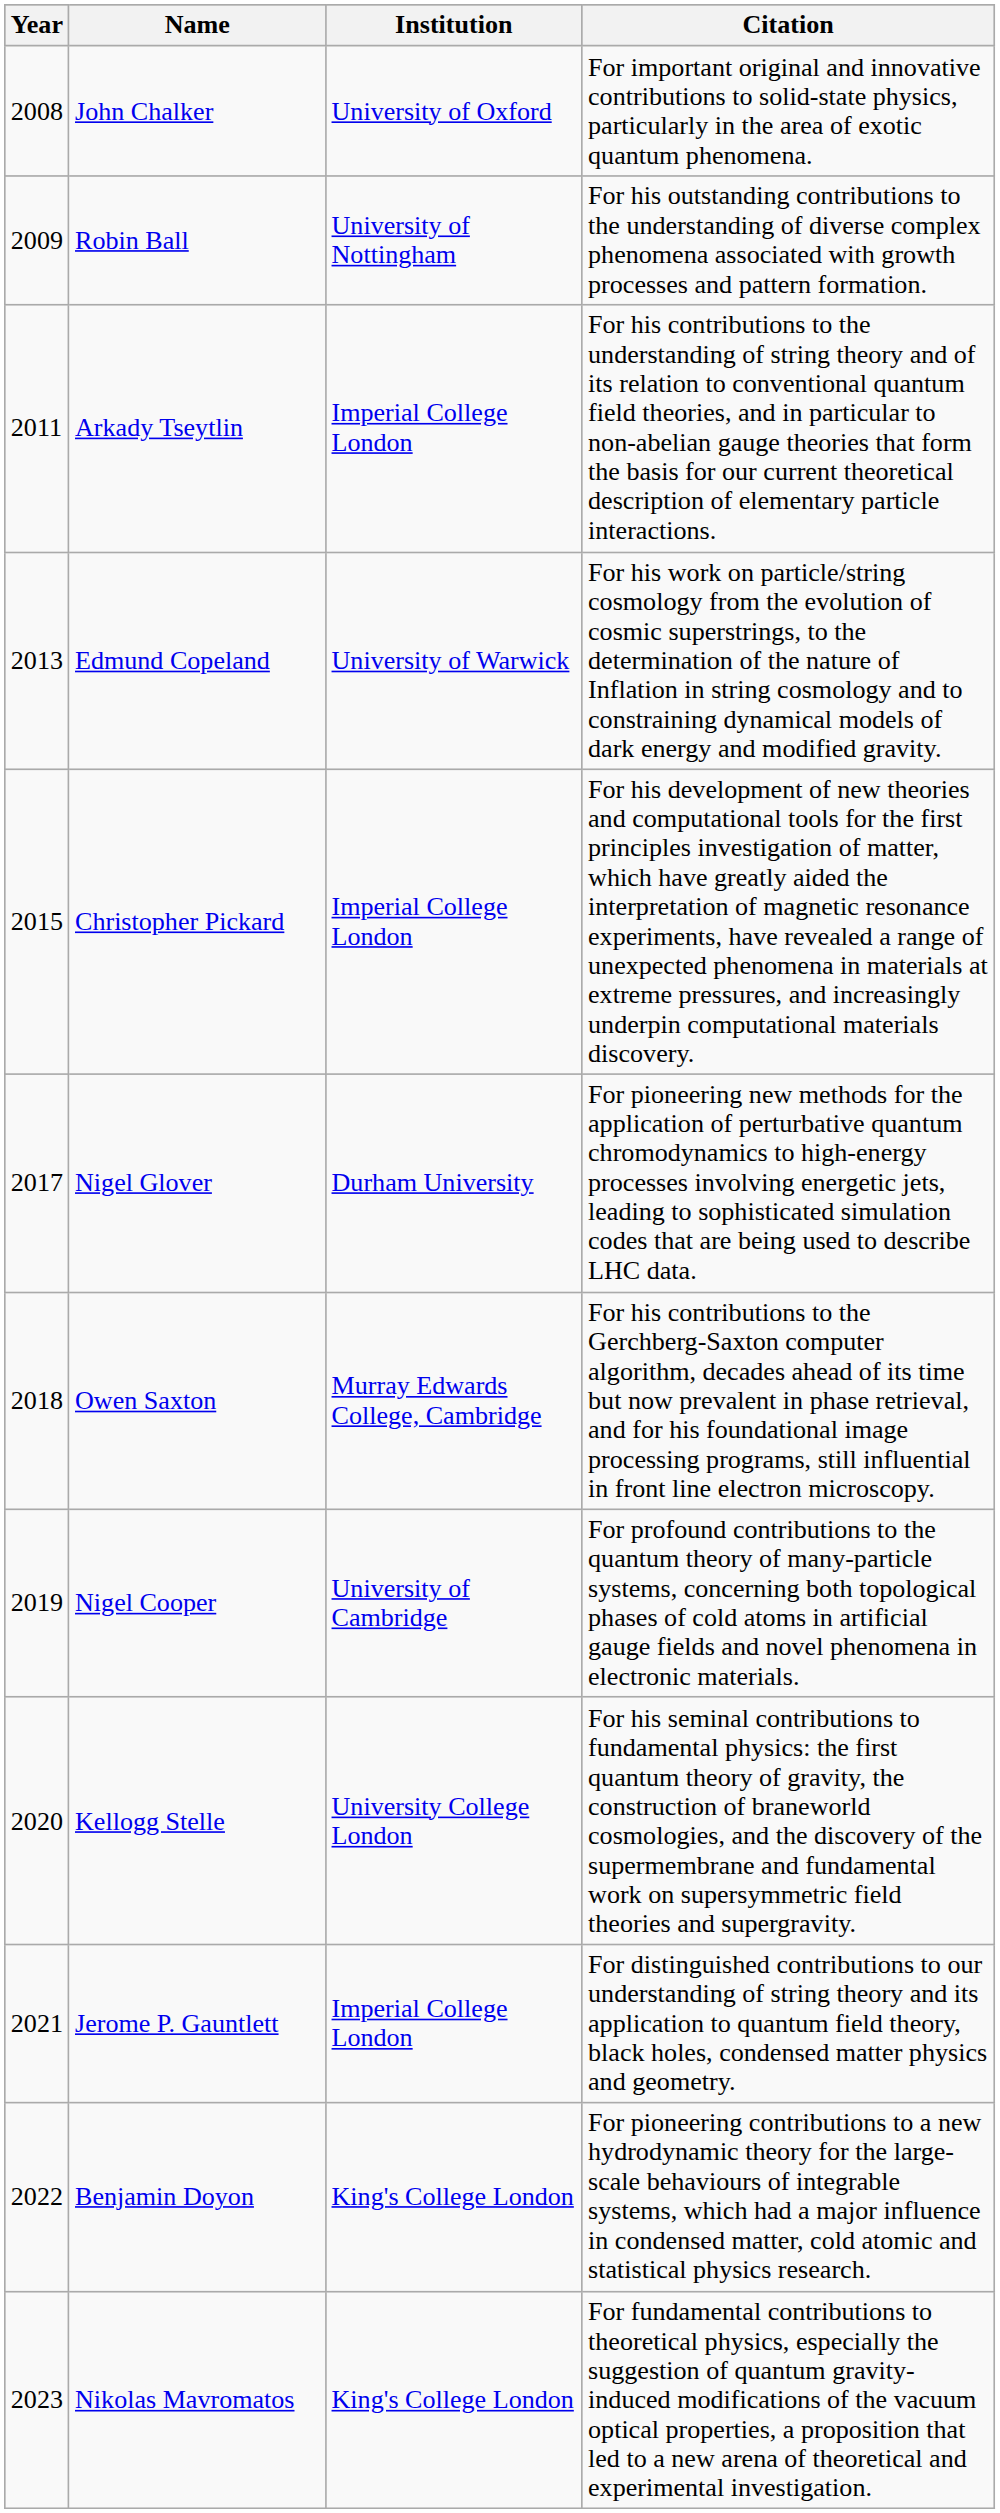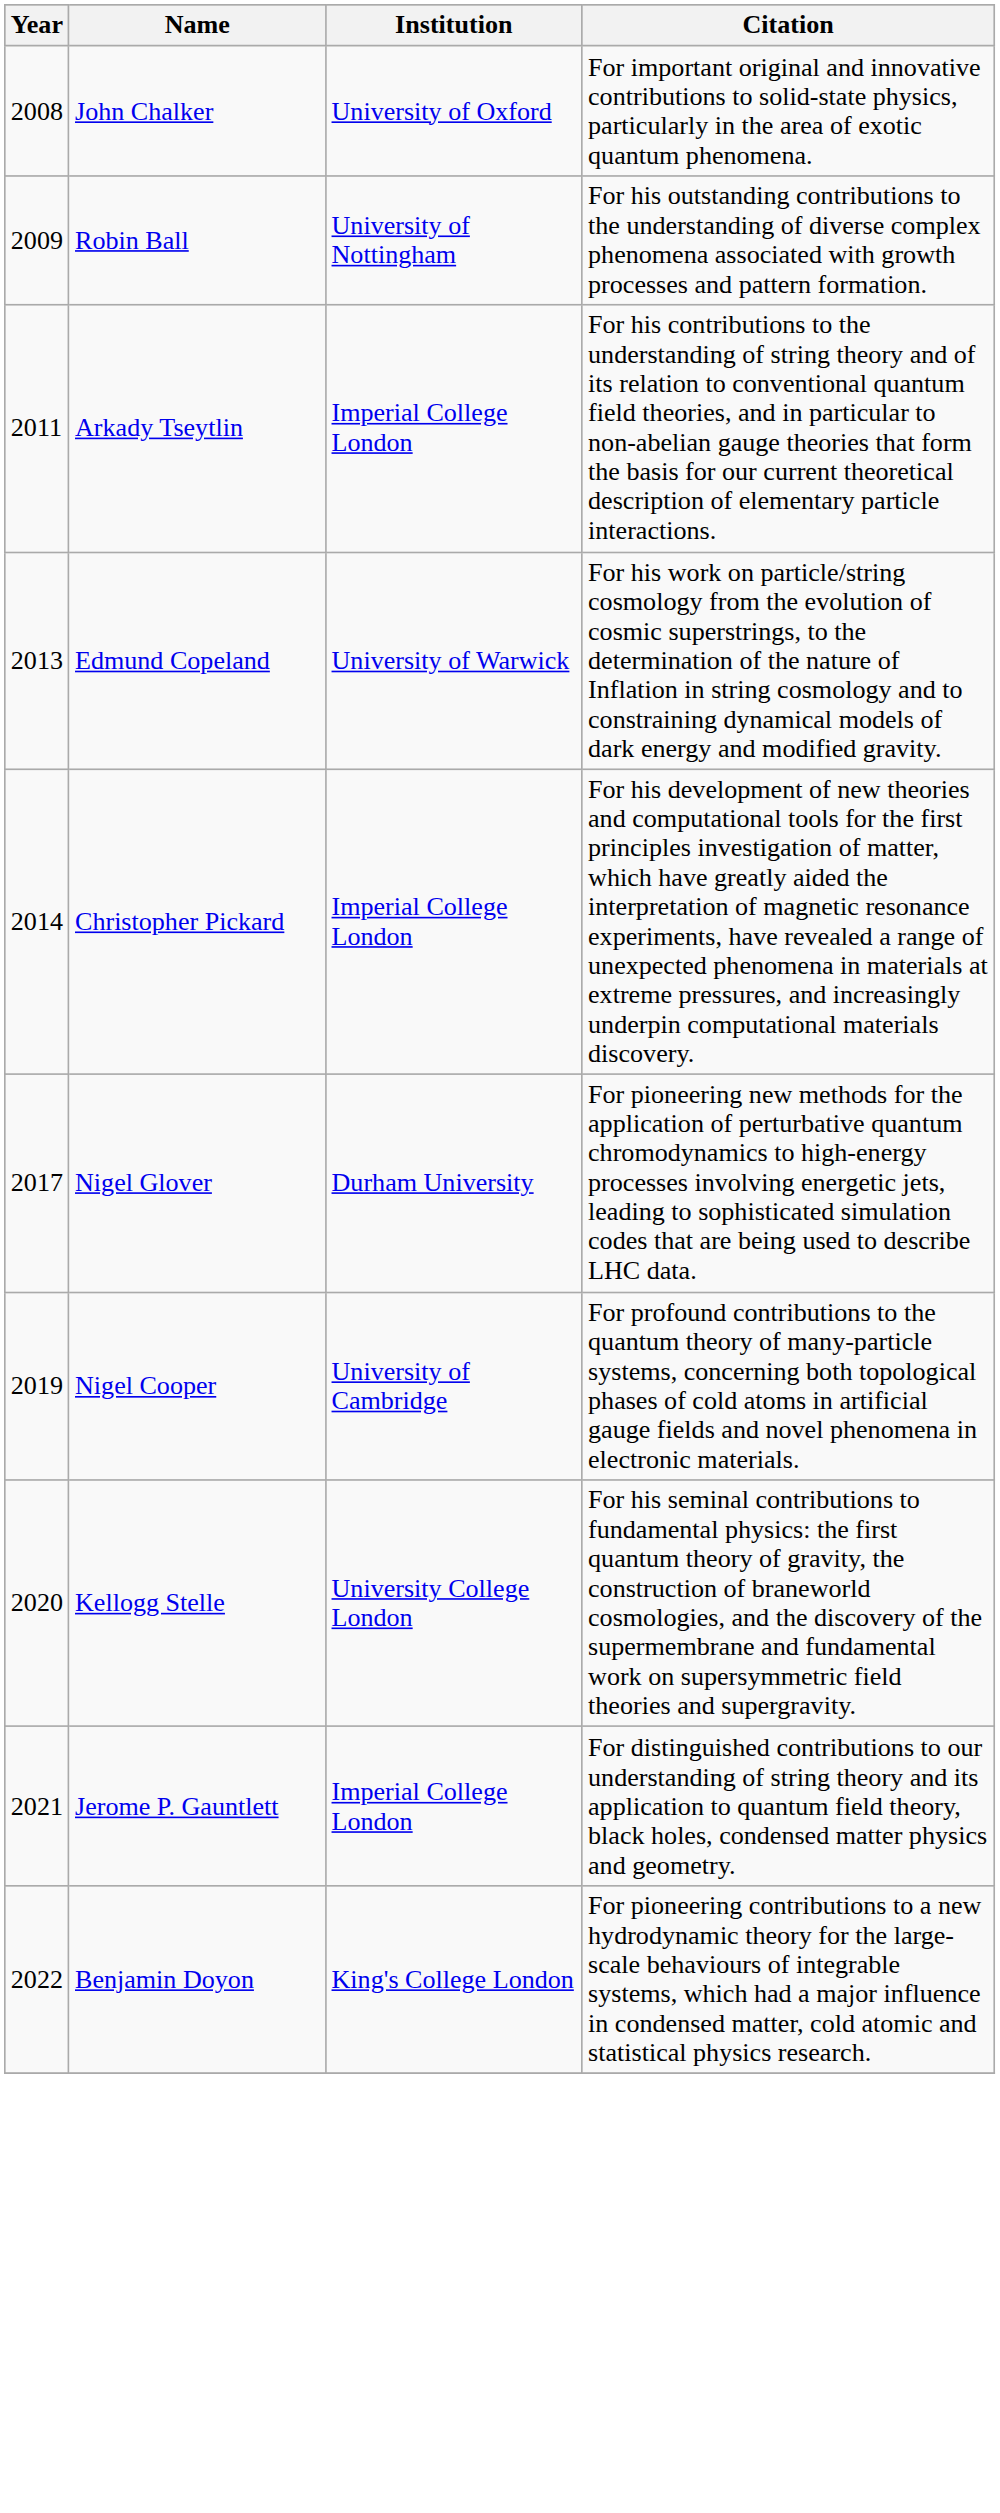(37, 921) 2015 -> (37, 921) 2014
- row: (146, 1400)
- row: (185, 2399)
